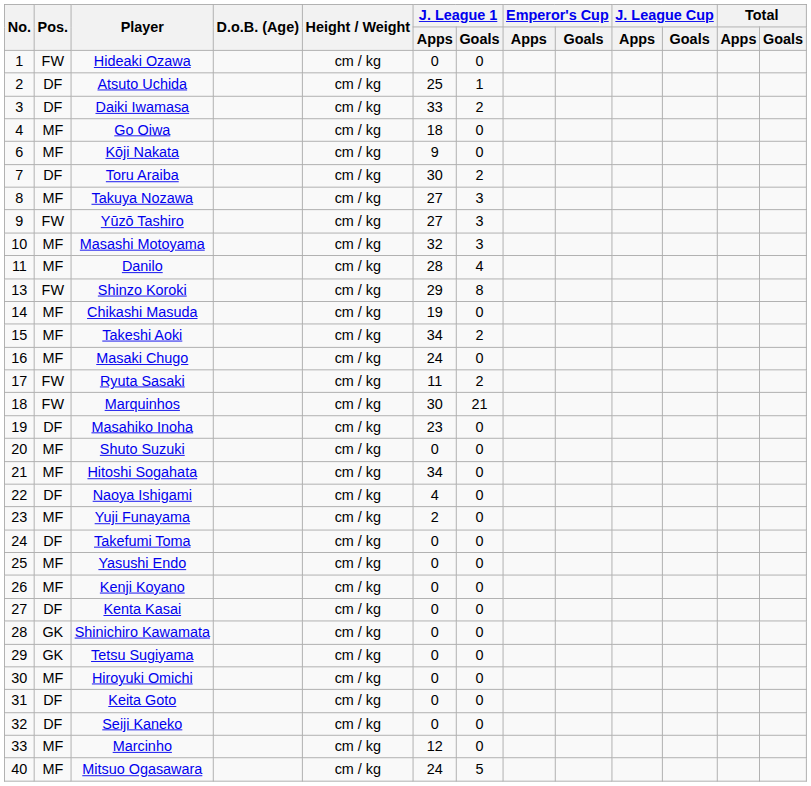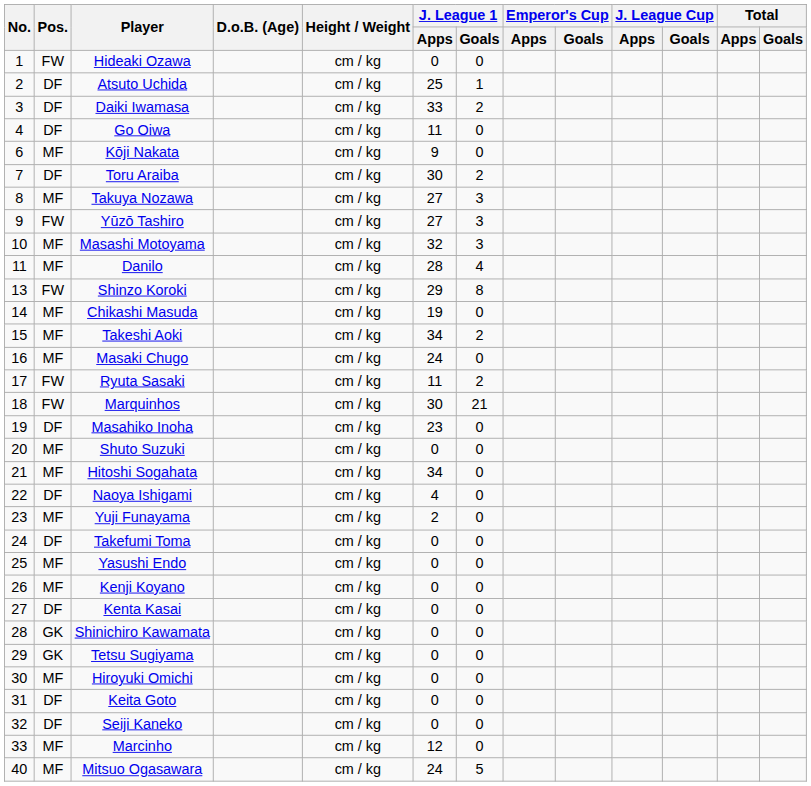(53, 130) MF -> (53, 130) DF
(435, 130) 18 -> (435, 130) 11
